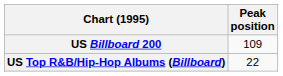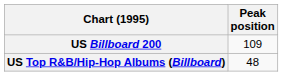(253, 62) 22 -> (253, 62) 48
